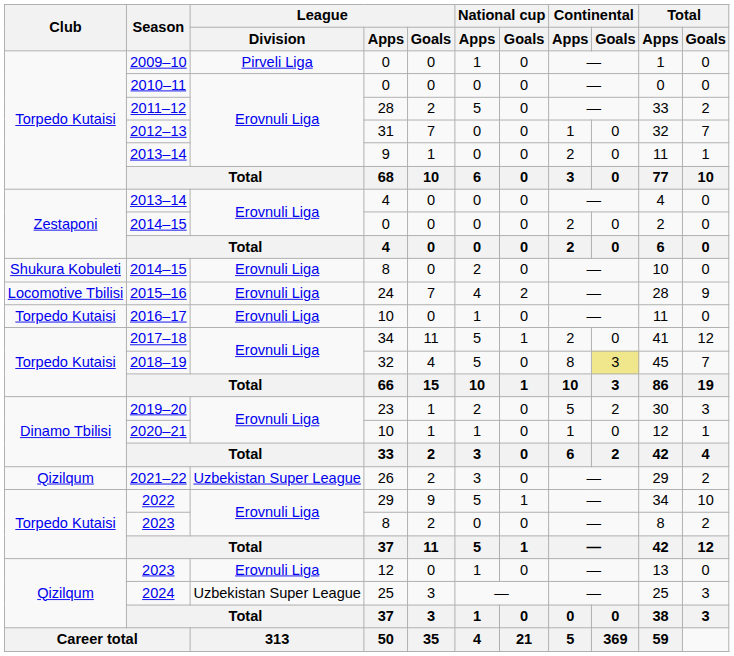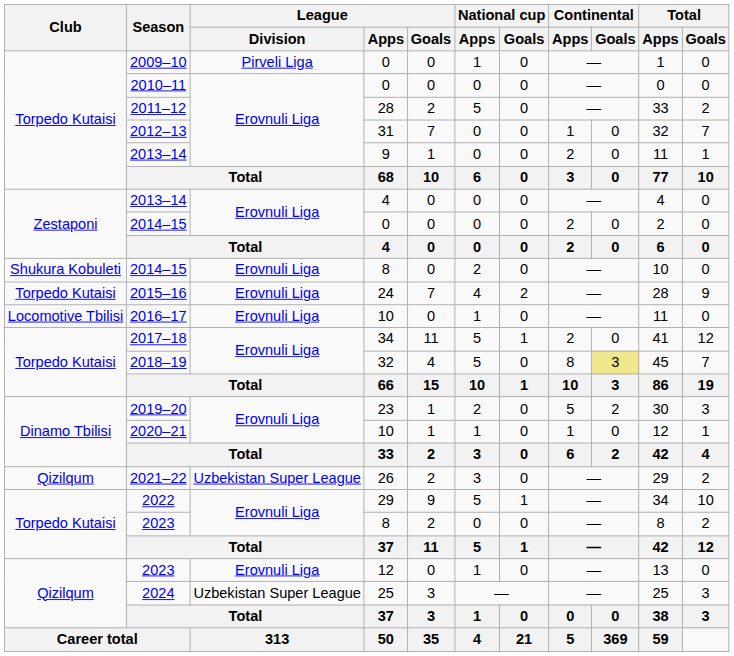(66, 293) Locomotive Tbilisi -> (66, 293) Torpedo Kutaisi
(66, 316) Torpedo Kutaisi -> (66, 316) Locomotive Tbilisi
